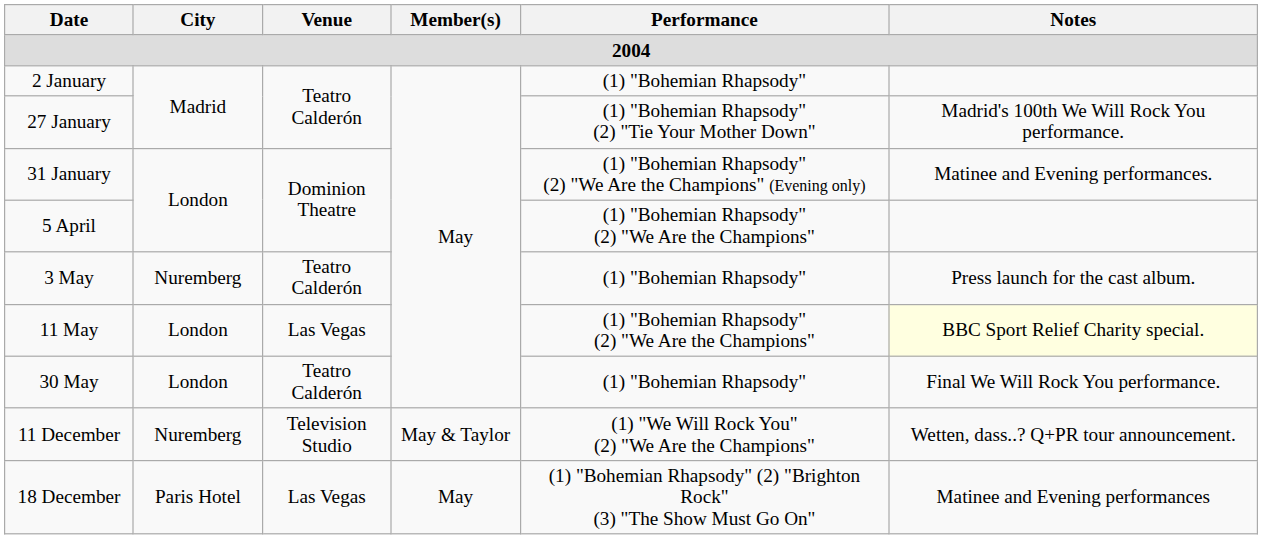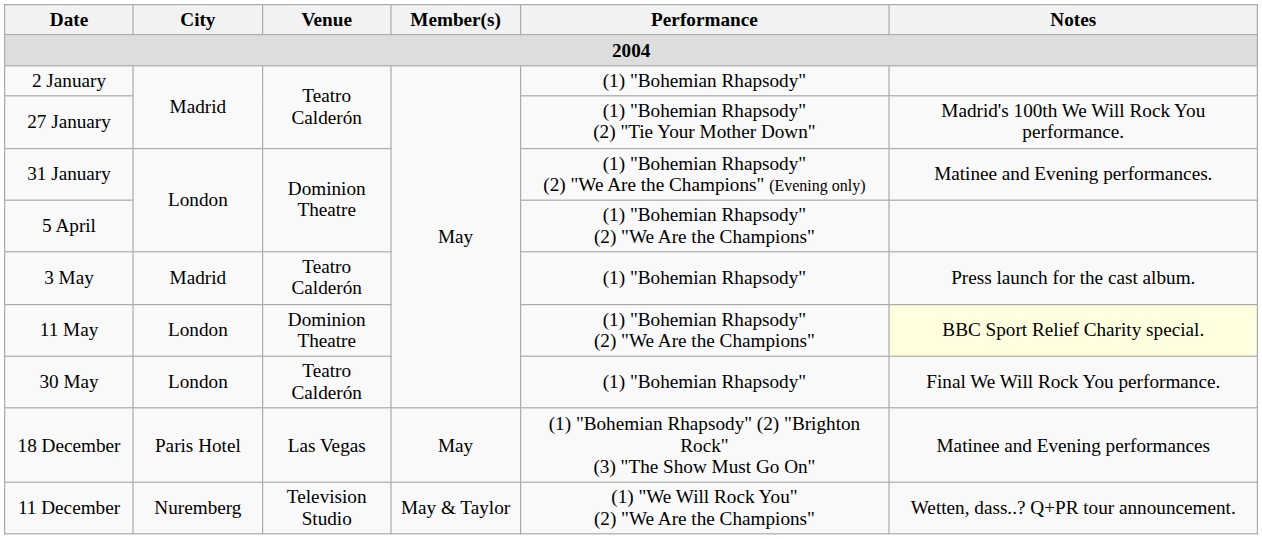(198, 278) Nuremberg -> (198, 278) Madrid
(327, 330) Las Vegas -> (327, 330) Dominion Theatre
rows swapped: (69, 434) <-> (69, 497)
